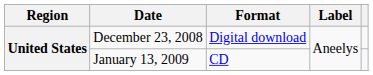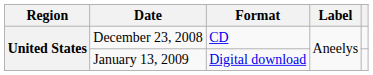(258, 37) Digital download -> (219, 37) CD
(219, 59) CD -> (258, 59) Digital download
